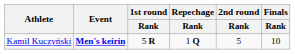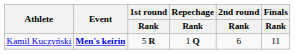(239, 42) 5 -> (239, 42) 6
(276, 42) 10 -> (276, 42) 11
